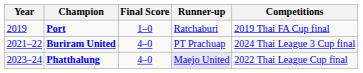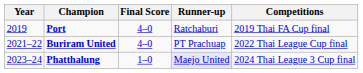(145, 28) 1–0 -> (145, 28) 4–0
(295, 44) 2024 Thai League 3 Cup final -> (291, 44) 2022 Thai League Cup final
(145, 60) 4–0 -> (145, 60) 1–0
(291, 60) 2022 Thai League Cup final -> (295, 60) 2024 Thai League 3 Cup final
